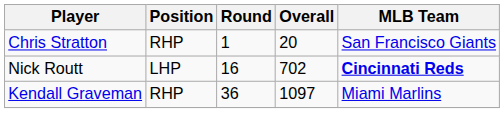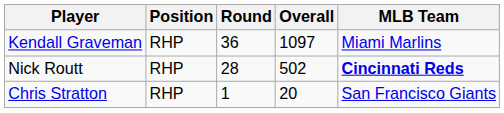rows swapped: (58, 42) <-> (75, 94)
(165, 68) LHP -> (167, 68) RHP
(230, 68) 16 -> (230, 68) 28
(293, 68) 702 -> (293, 68) 502
